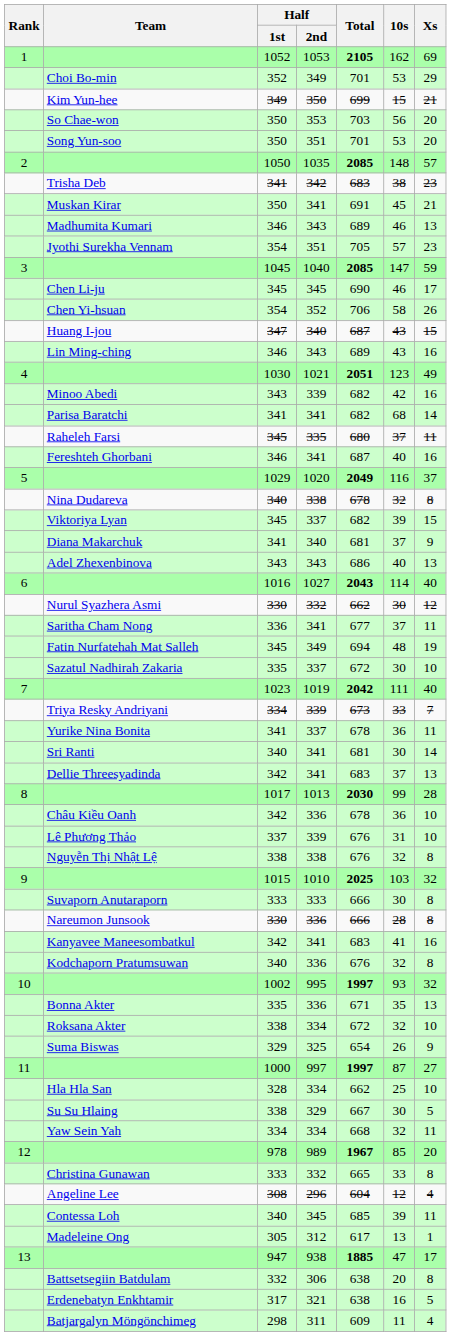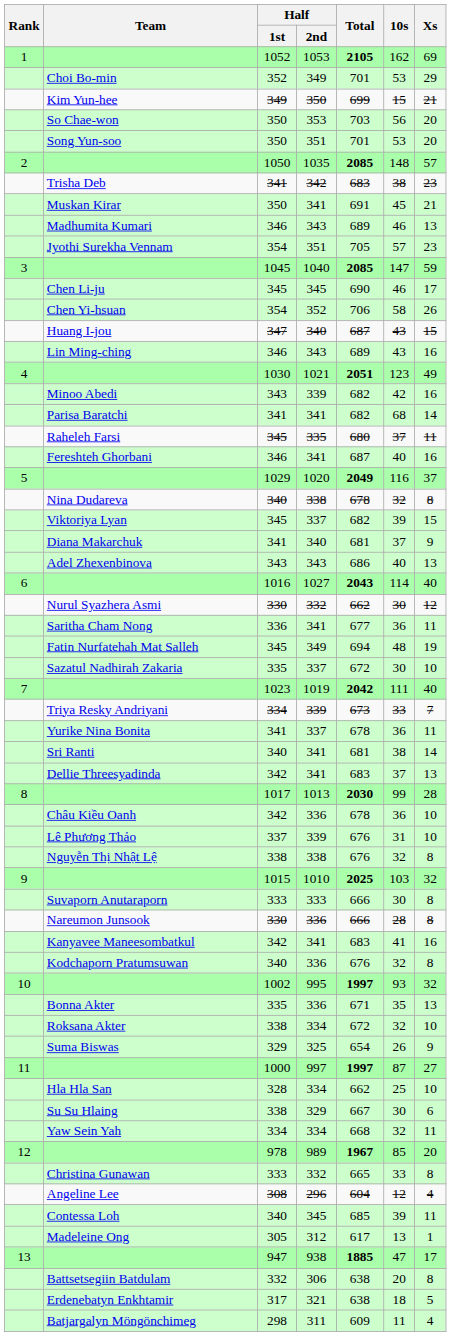(399, 625) 37 -> (399, 625) 36
(399, 752) 30 -> (399, 752) 38
(430, 1110) 5 -> (430, 1110) 6
(399, 1299) 16 -> (399, 1299) 18
